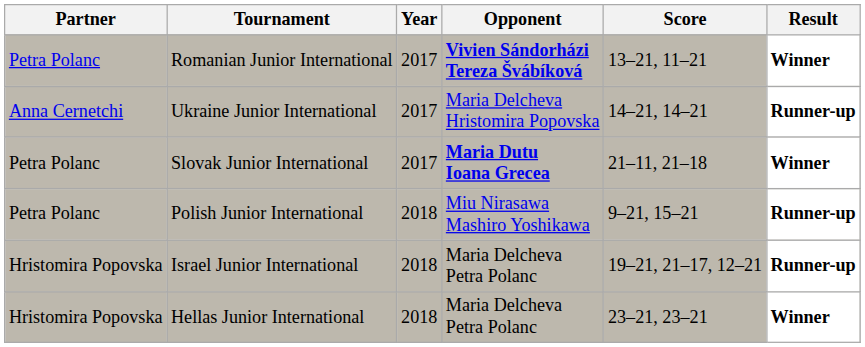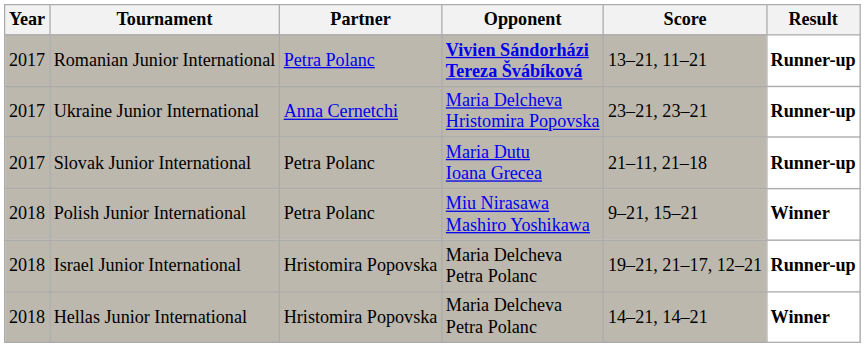columns swapped: (419, 19) <-> (86, 19)
(800, 60) Winner -> (813, 60) Runner-up
(658, 111) 14–21, 14–21 -> (658, 111) 23–21, 23–21
(498, 163) bold -> (494, 163) normal
(800, 163) Winner -> (813, 163) Runner-up
(813, 214) Runner-up -> (800, 214) Winner
(658, 317) 23–21, 23–21 -> (658, 317) 14–21, 14–21
